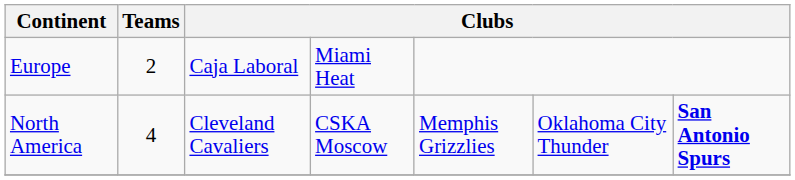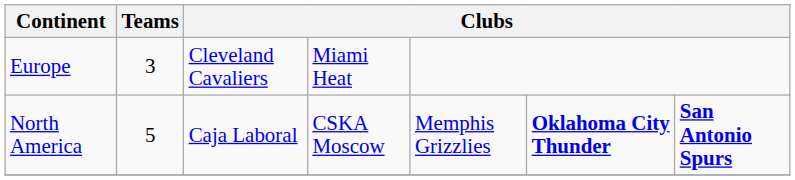(151, 66) 2 -> (150, 66) 3
(244, 66) Caja Laboral -> (231, 66) Cleveland Cavaliers
(151, 134) 4 -> (150, 134) 5
(232, 134) Cleveland Cavaliers -> (243, 134) Caja Laboral
(602, 134) normal -> (601, 134) bold
